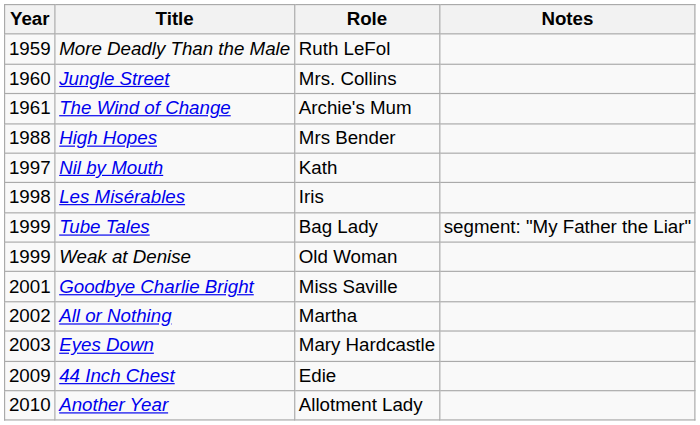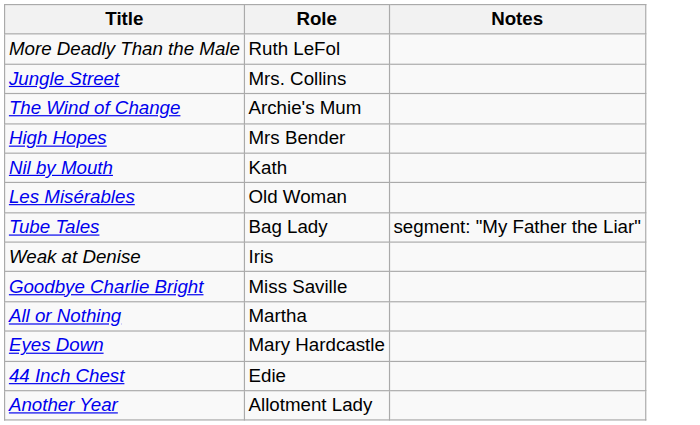- column: (30, 19)
(311, 197) Iris -> (298, 197) Old Woman
(348, 256) Old Woman -> (261, 256) Iris
